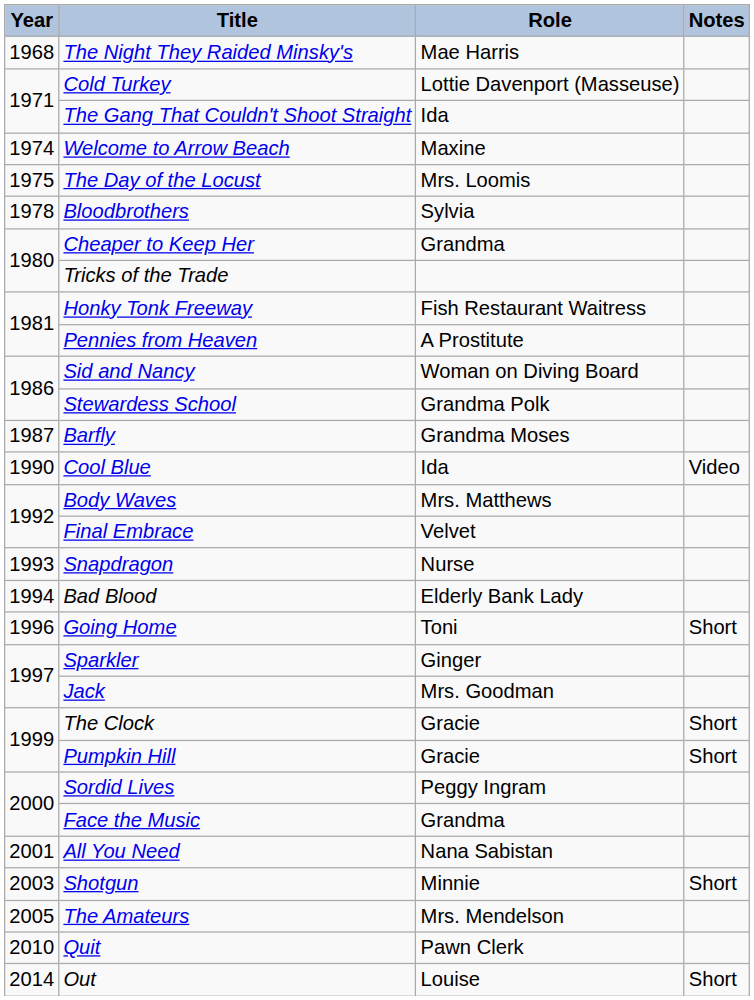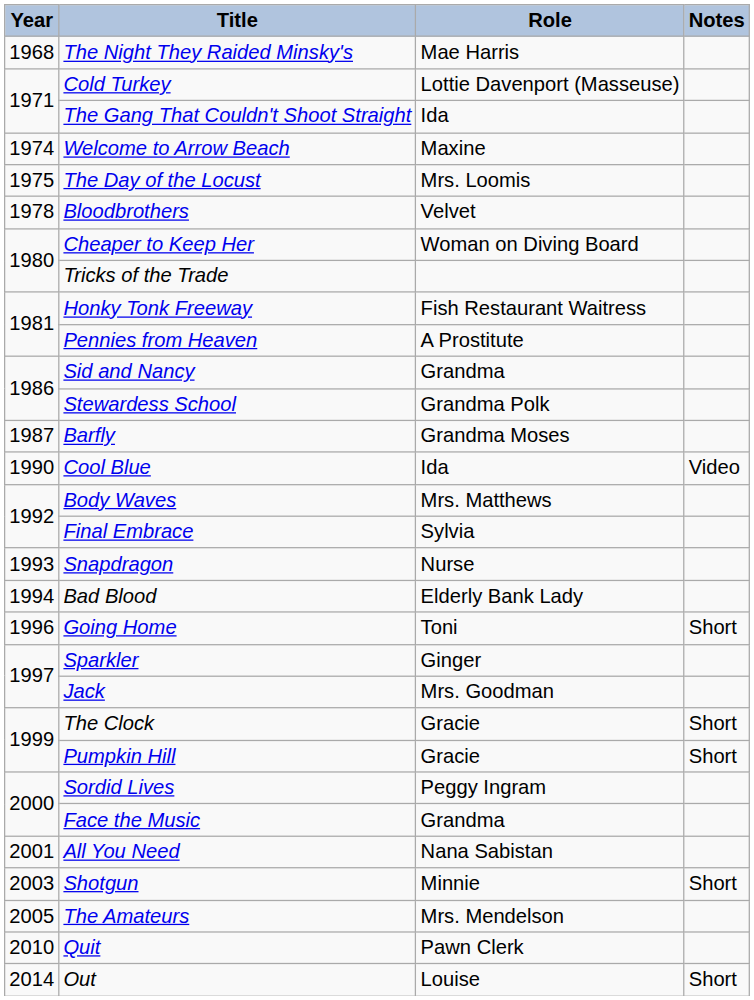(448, 212) Sylvia -> (448, 212) Velvet
(463, 244) Grandma -> (530, 244) Woman on Diving Board
(530, 372) Woman on Diving Board -> (463, 372) Grandma
(448, 532) Velvet -> (448, 532) Sylvia
